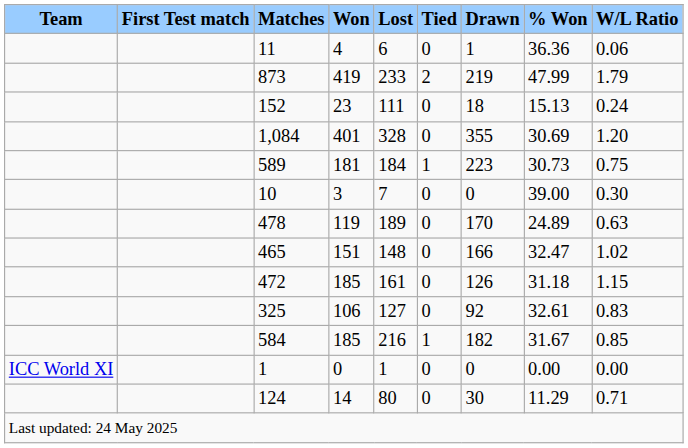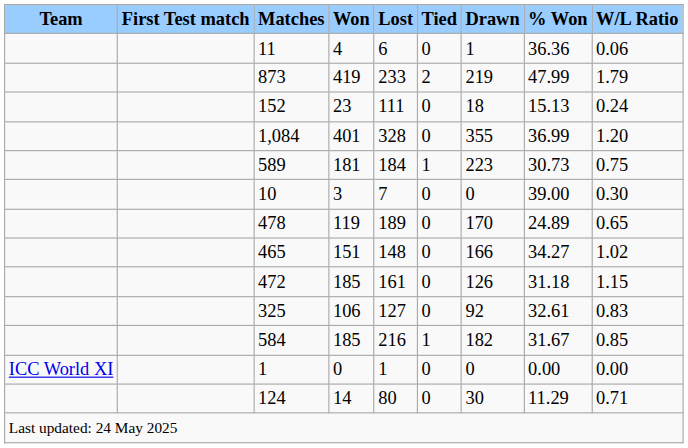(549, 135) 30.69 -> (549, 135) 36.99
(612, 223) 0.63 -> (612, 223) 0.65
(549, 252) 32.47 -> (549, 252) 34.27
